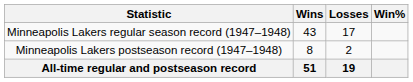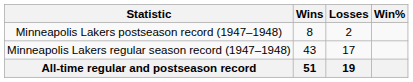rows swapped: (149, 32) <-> (149, 50)
